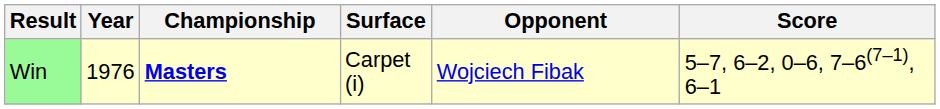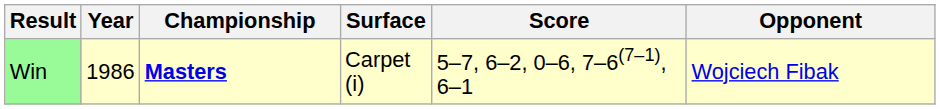columns swapped: (556, 21) <-> (807, 21)
(110, 71) 1976 -> (110, 71) 1986
